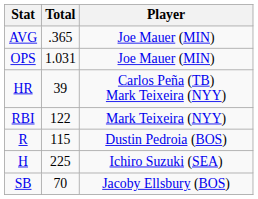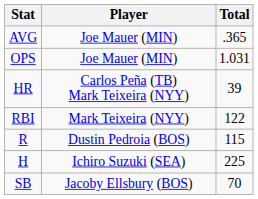columns swapped: (166, 15) <-> (60, 15)
